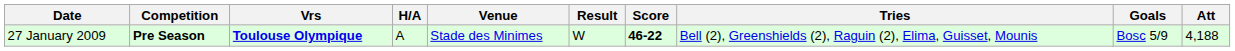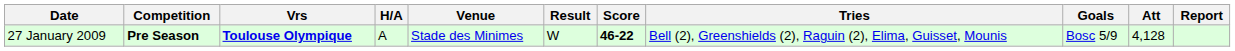+ column: (1202, 14)
(1202, 35) 4,188 -> (1148, 35) 4,128
